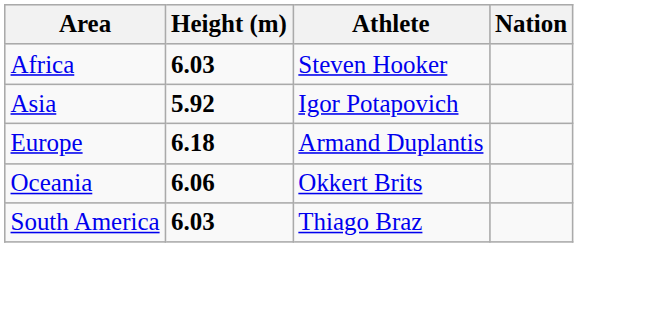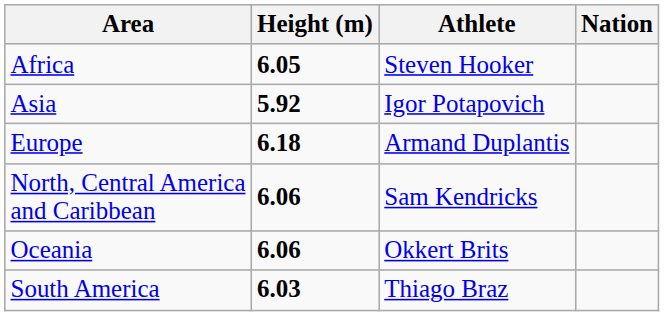(193, 63) 6.03 -> (279, 63) 6.05
+ row: (128, 196)
